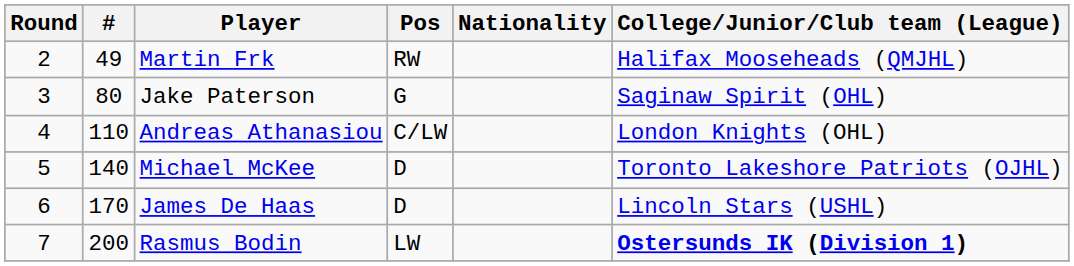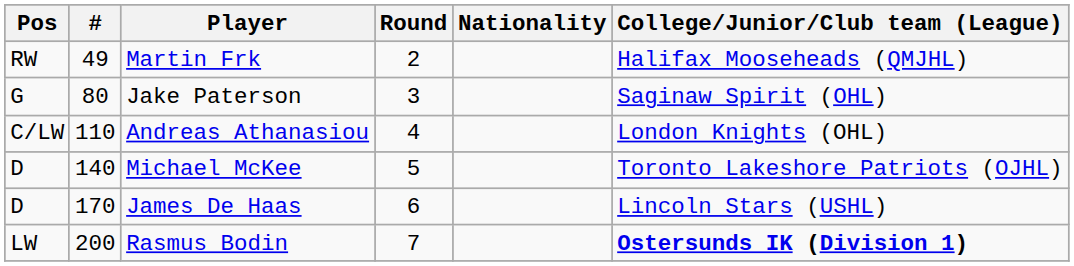columns swapped: (44, 23) <-> (420, 23)
